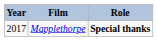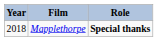(16, 28) 2017 -> (16, 28) 2018
